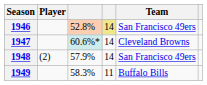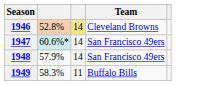- column: (53, 12)
(157, 27) San Francisco 49ers -> (123, 27) Cleveland Browns
(154, 42) Cleveland Browns -> (126, 42) San Francisco 49ers
